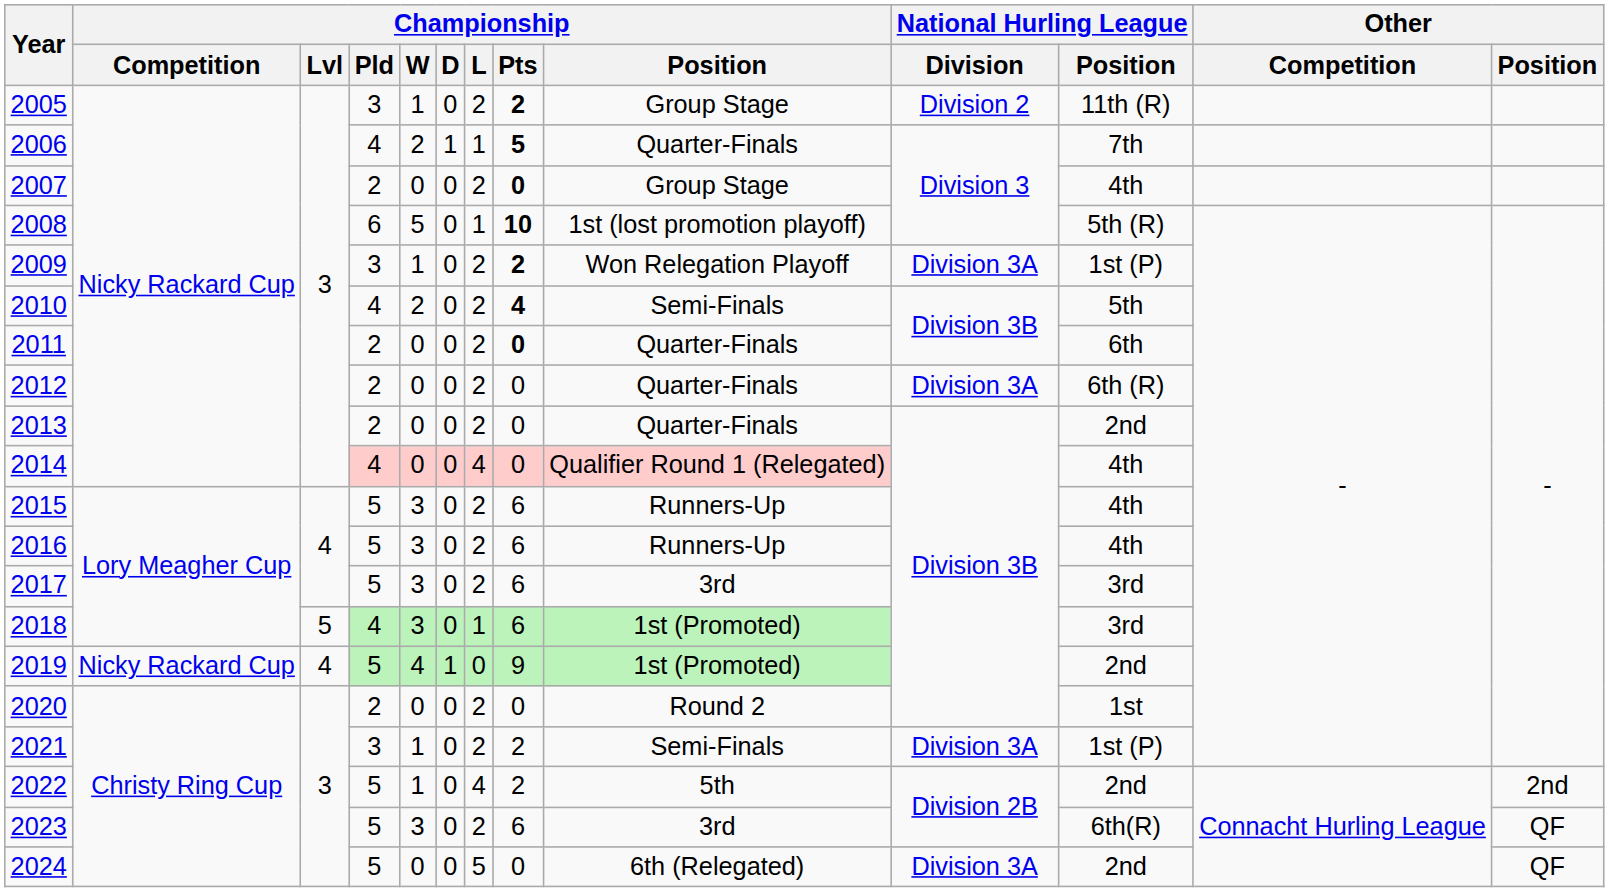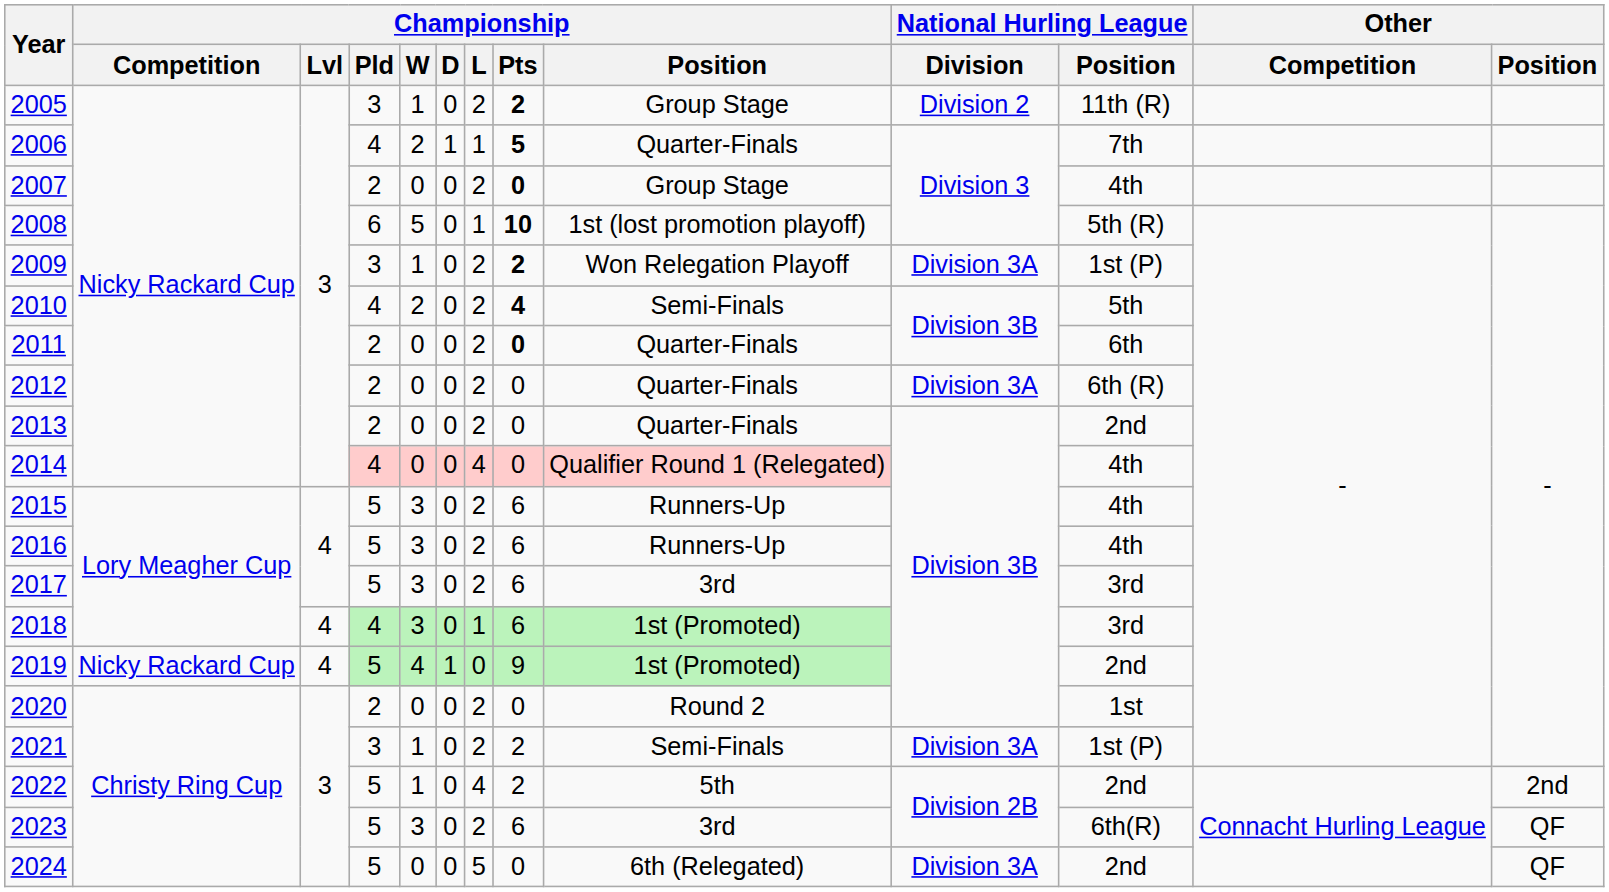(325, 625) 5 -> (325, 625) 4
